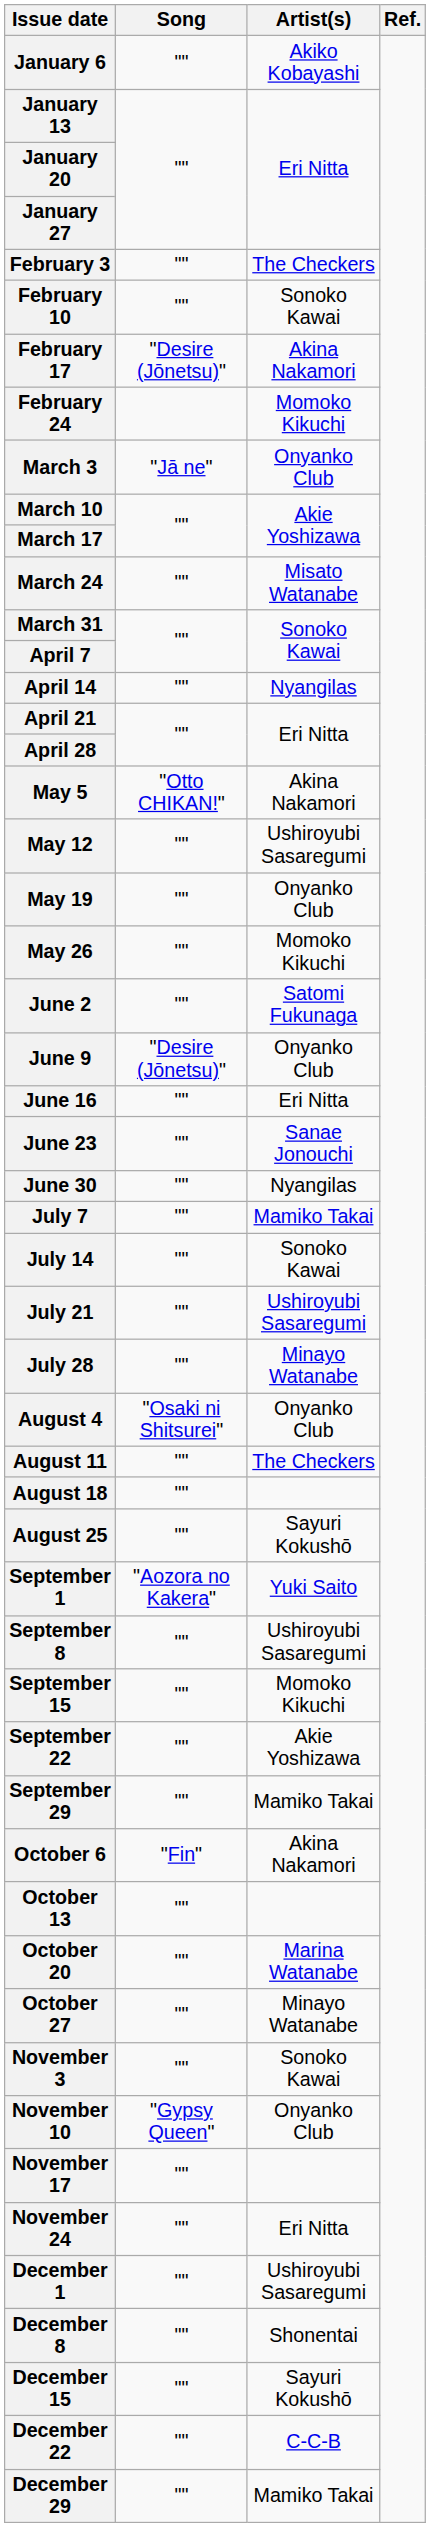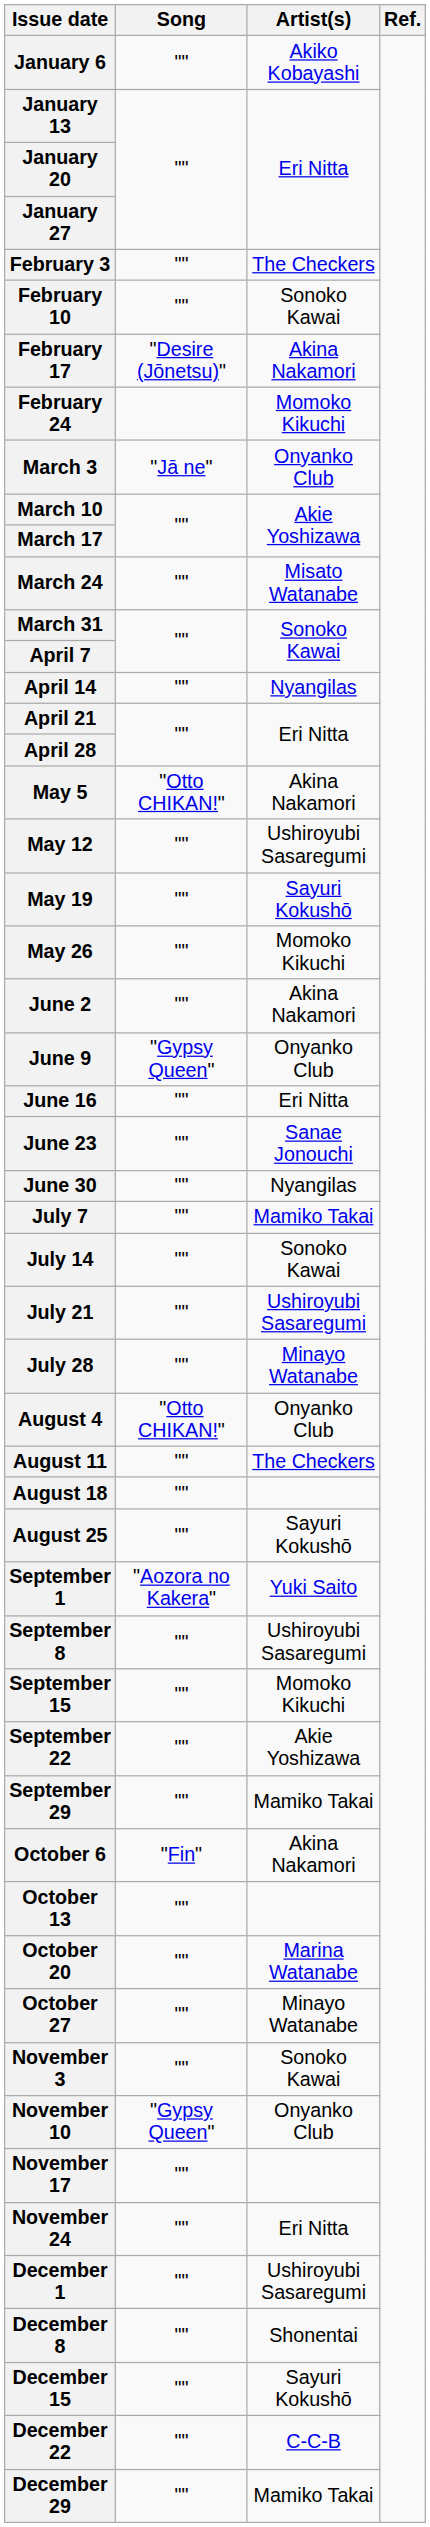(314, 898) Onyanko Club -> (314, 898) Sayuri Kokushō
(314, 1005) Satomi Fukunaga -> (314, 1005) Akina Nakamori
(181, 1058) "Desire (Jōnetsu)" -> (181, 1058) "Gypsy Queen"
(181, 1419) "Osaki ni Shitsurei" -> (181, 1419) "Otto CHIKAN!"
